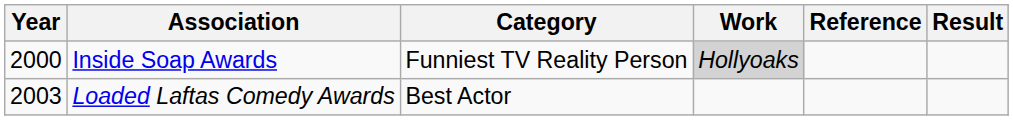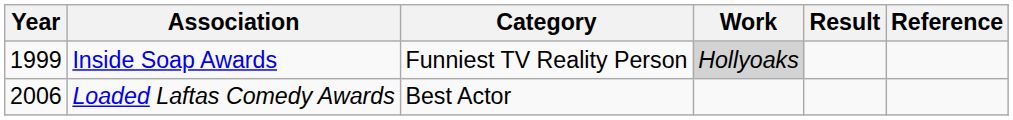columns swapped: (968, 22) <-> (866, 22)
(36, 59) 2000 -> (36, 59) 1999
(36, 96) 2003 -> (36, 96) 2006
